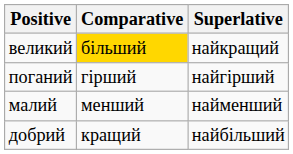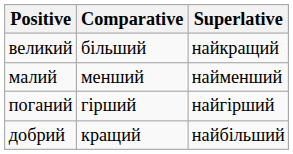(114, 47) gold background -> (114, 47) no background
rows swapped: (33, 105) <-> (41, 76)
